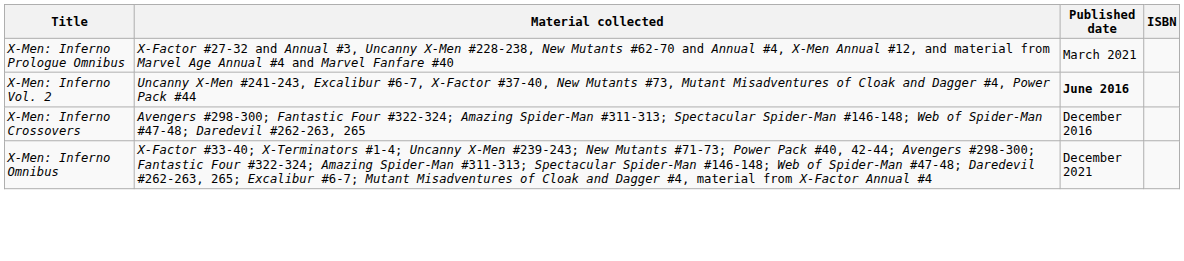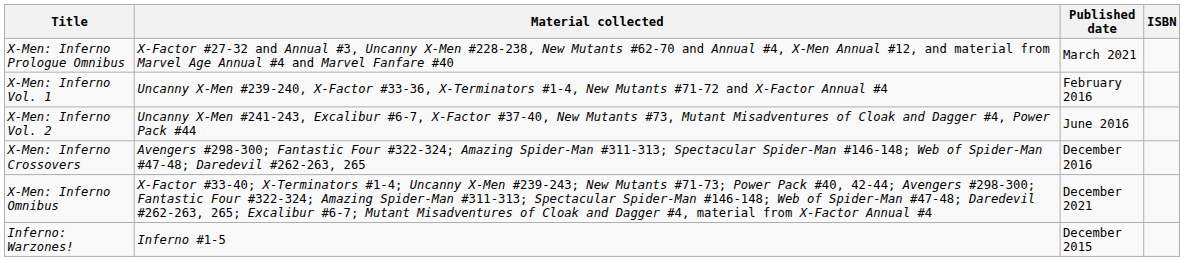+ row: (59, 90)
(1096, 90) bold -> (1096, 124) normal
+ row: (40, 240)
